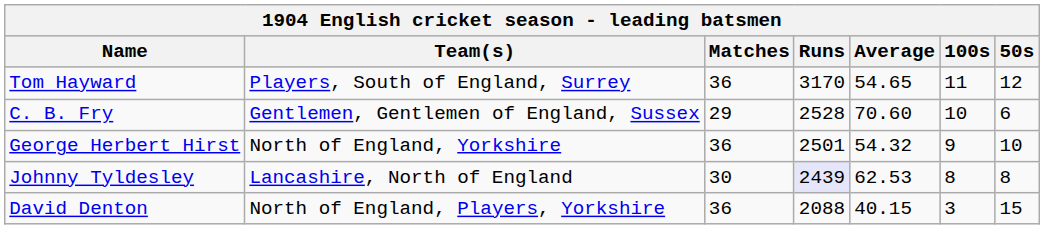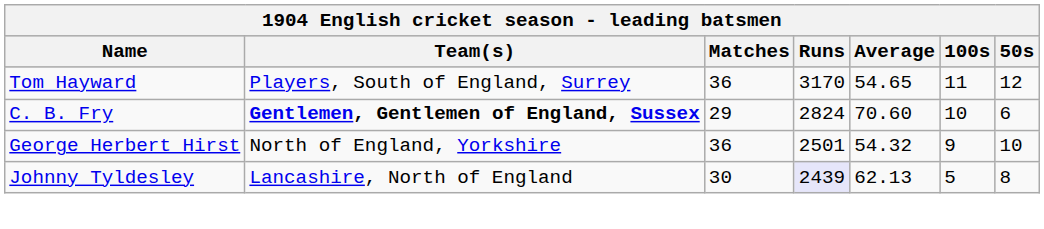(475, 114) normal -> (475, 114) bold
(822, 114) 2528 -> (822, 114) 2824
(883, 177) 62.53 -> (883, 177) 62.13
(950, 177) 8 -> (950, 177) 5
- row: (79, 209)
